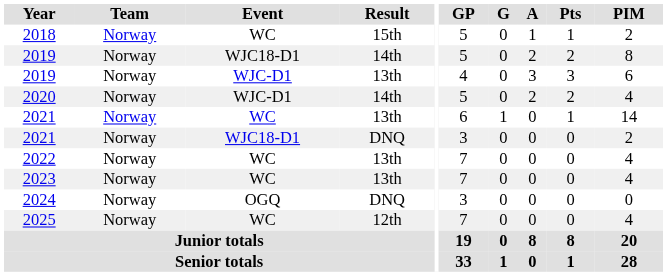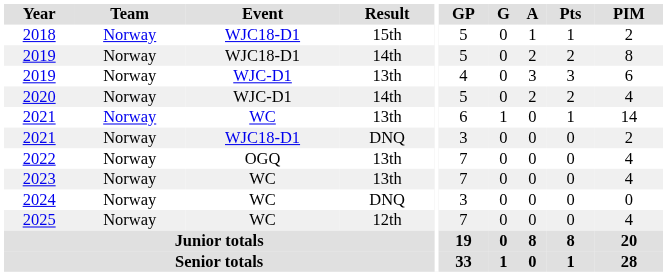(263, 34) WC -> (263, 34) WJC18-D1
(263, 158) WC -> (263, 158) OGQ
(263, 199) OGQ -> (263, 199) WC
